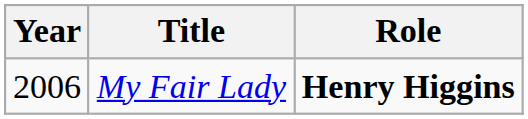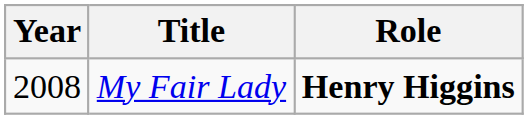(47, 85) 2006 -> (47, 85) 2008
